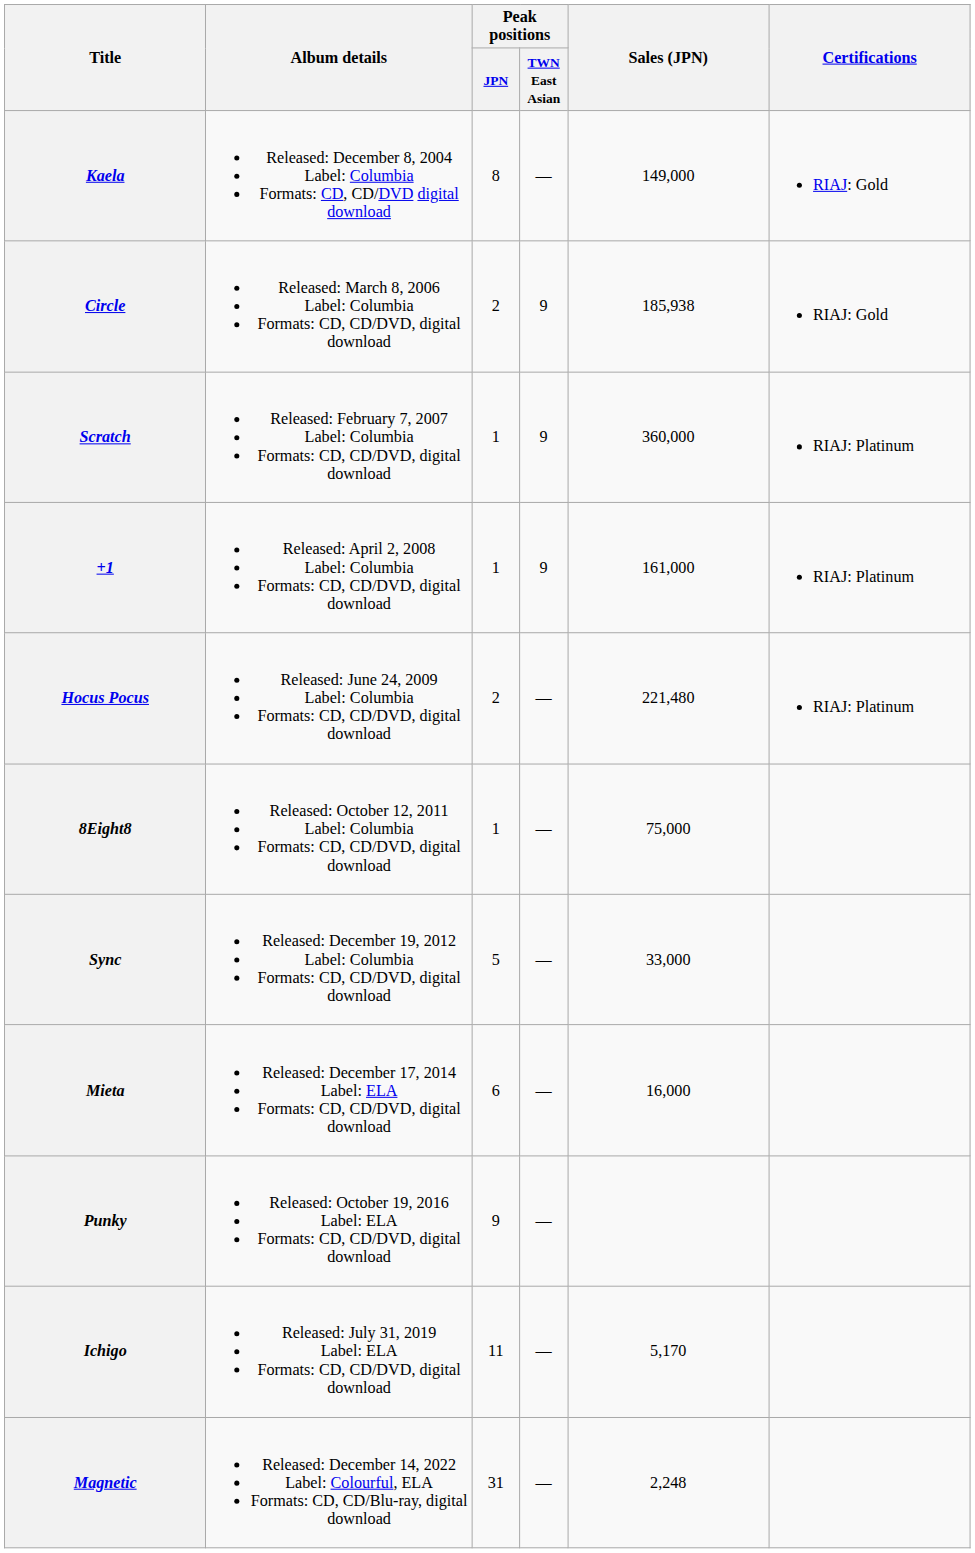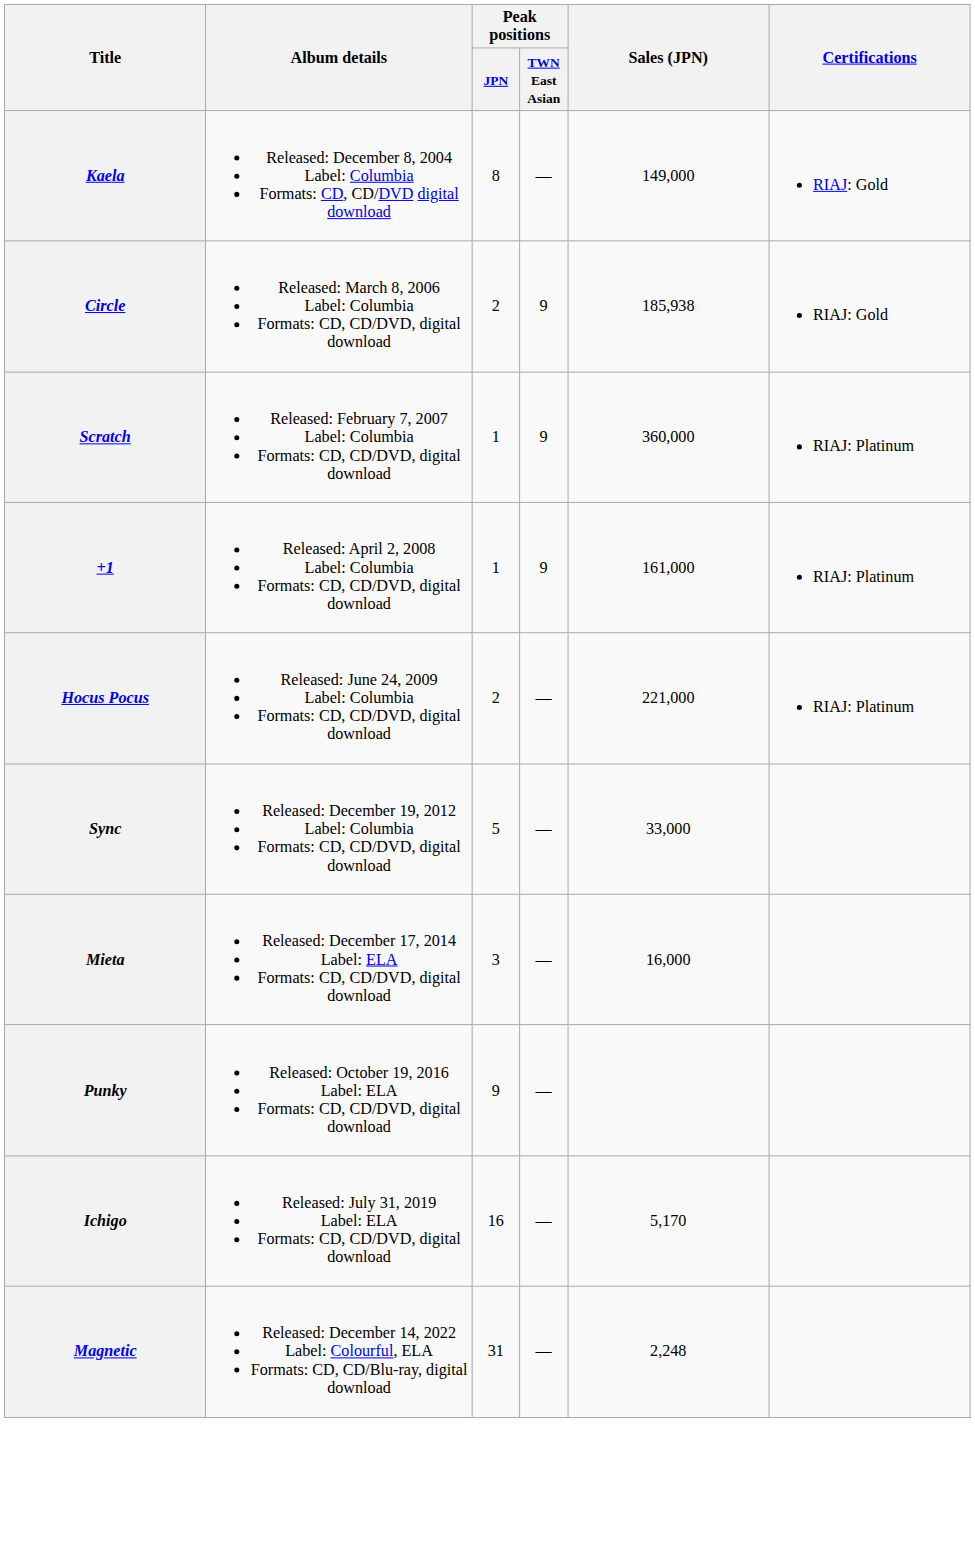(668, 698) 221,480 -> (668, 698) 221,000
- row: (105, 828)
(496, 1090) 6 -> (496, 959) 3
(496, 1351) 11 -> (496, 1220) 16
